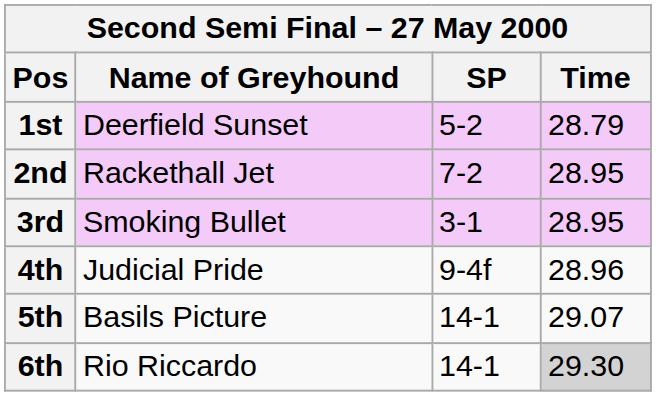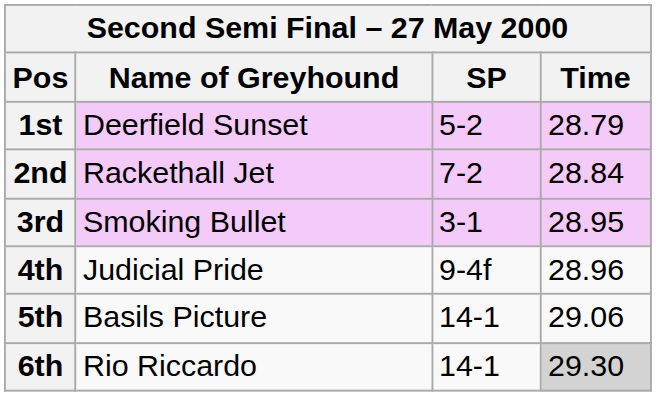(586, 173) 28.95 -> (586, 173) 28.84
(586, 317) 29.07 -> (586, 317) 29.06
